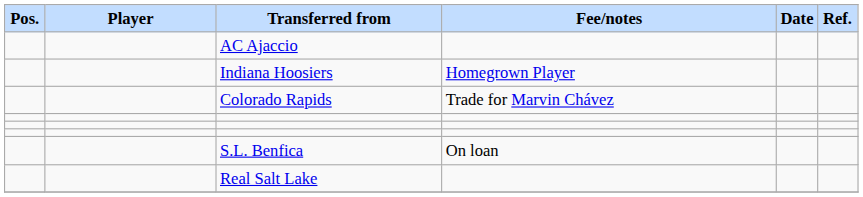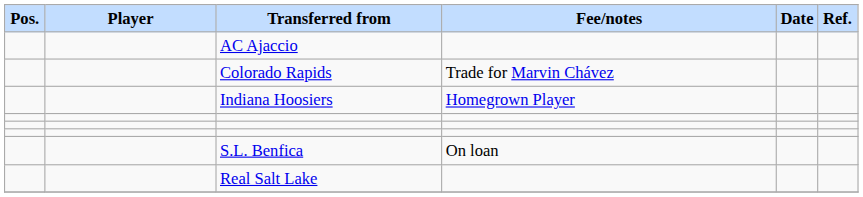rows swapped: (276, 100) <-> (276, 72)
